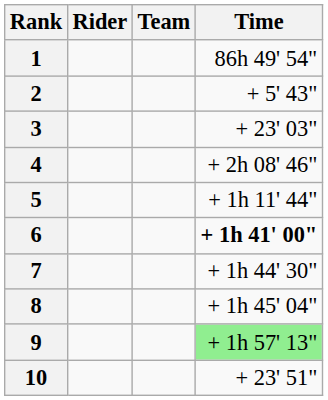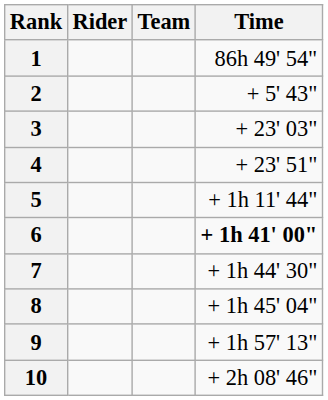(262, 164) + 2h 08' 46" -> (276, 164) + 23' 51"
(262, 341) lightgreen background -> (262, 341) no background
(276, 377) + 23' 51" -> (262, 377) + 2h 08' 46"
